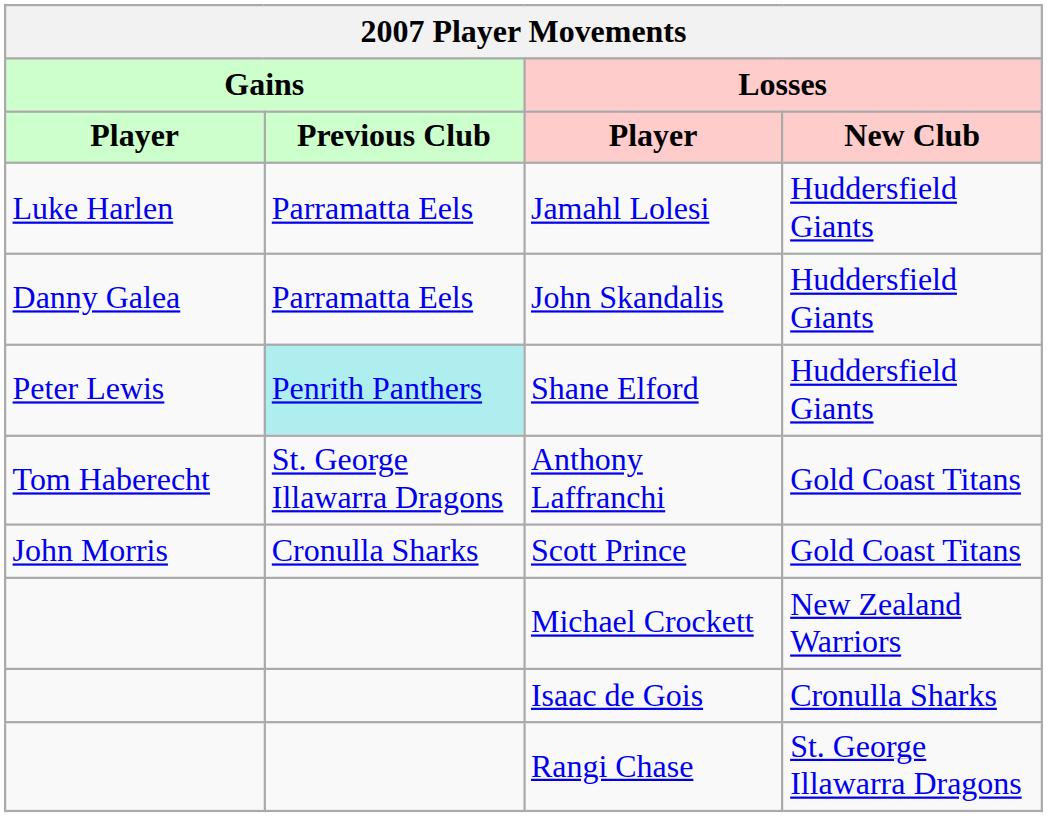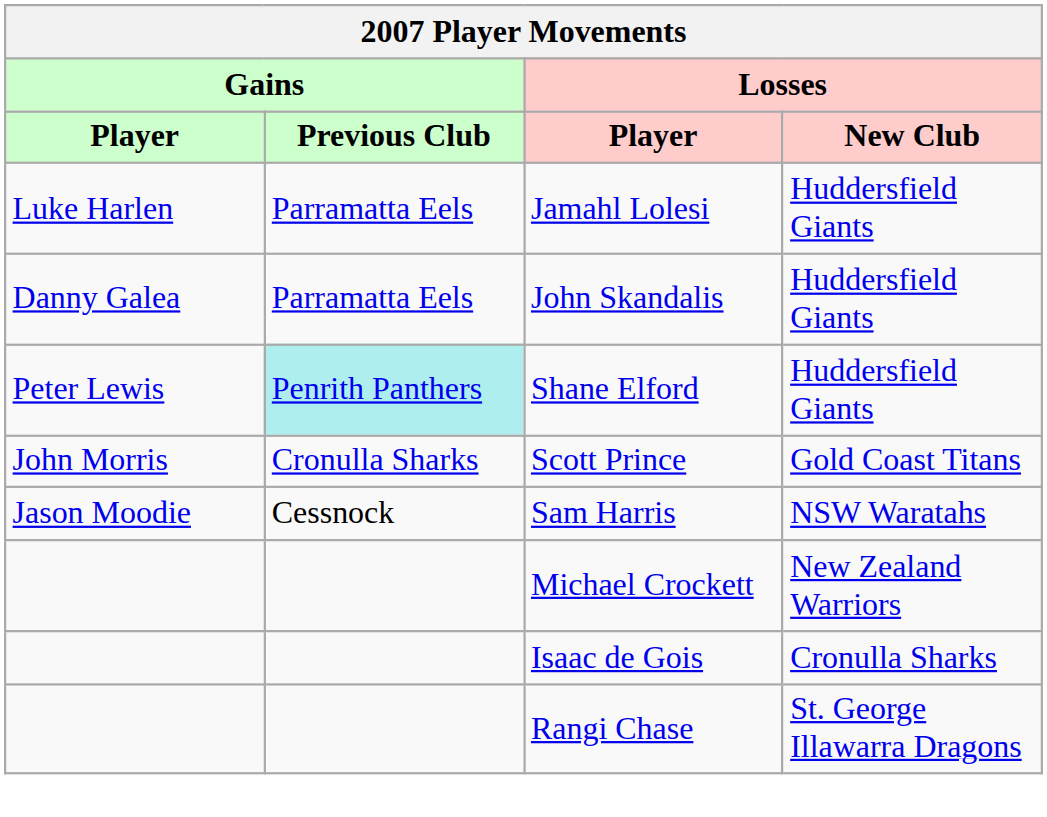- row: (598, 479)
+ row: (603, 513)
